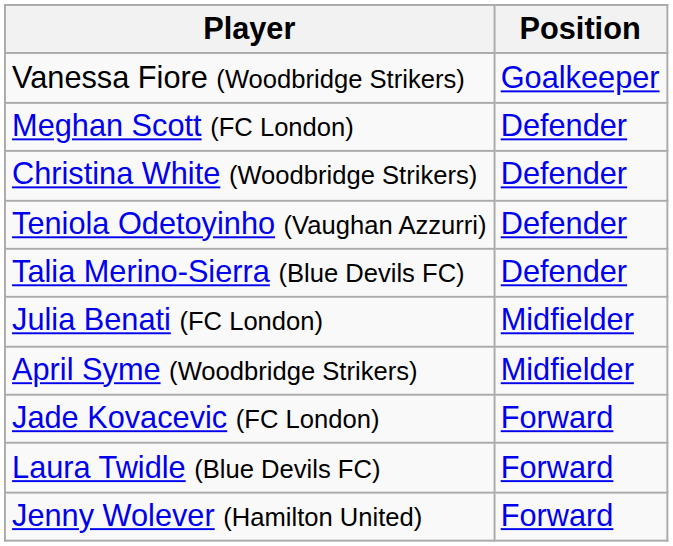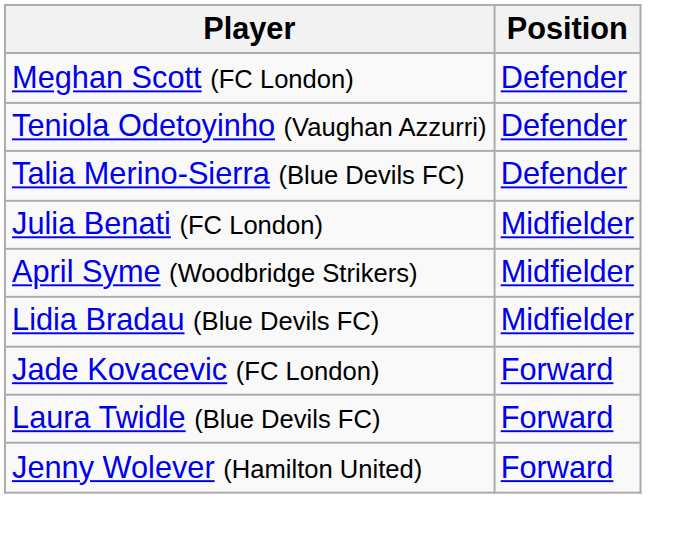- row: (238, 77)
- row: (245, 175)
+ row: (196, 321)
